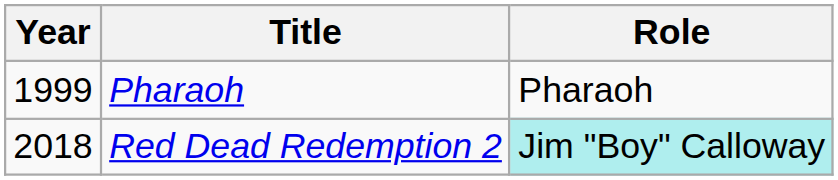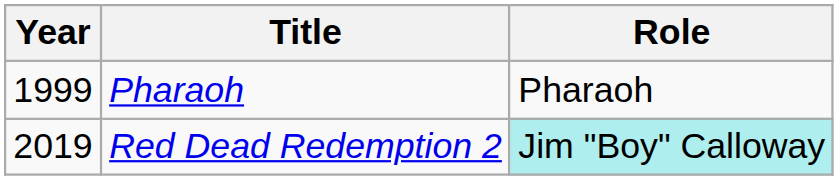(53, 145) 2018 -> (53, 145) 2019
